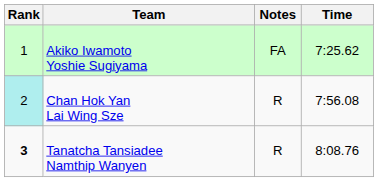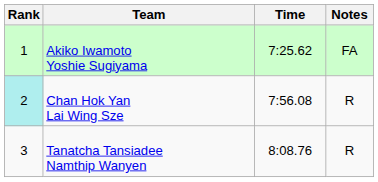columns swapped: (337, 14) <-> (278, 14)
(24, 151) bold -> (24, 151) normal
